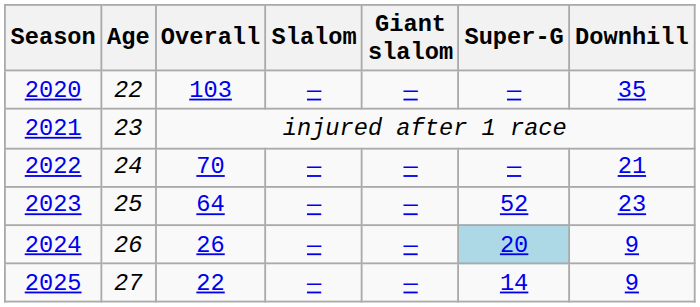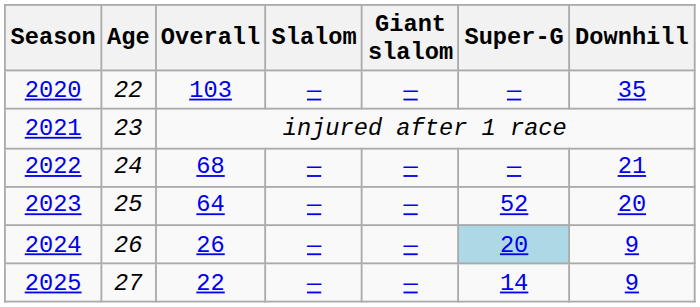(211, 167) 70 -> (211, 167) 68
(632, 206) 23 -> (632, 206) 20
